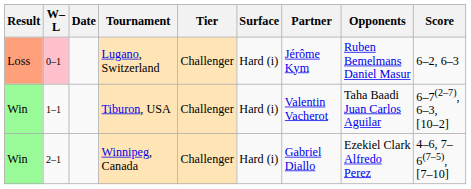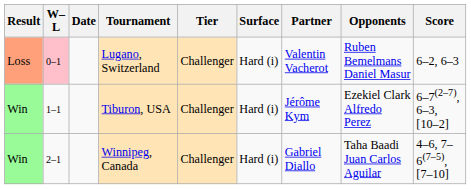(302, 60) Jérôme Kym -> (306, 60) Valentin Vacherot
(306, 109) Valentin Vacherot -> (302, 109) Jérôme Kym
(373, 109) Taha Baadi Juan Carlos Aguilar -> (377, 109) Ezekiel Clark Alfredo Perez
(377, 159) Ezekiel Clark Alfredo Perez -> (373, 159) Taha Baadi Juan Carlos Aguilar
